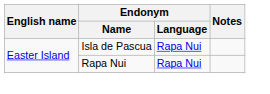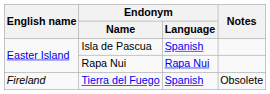(179, 47) Rapa Nui -> (184, 47) Spanish
+ row: (121, 81)
